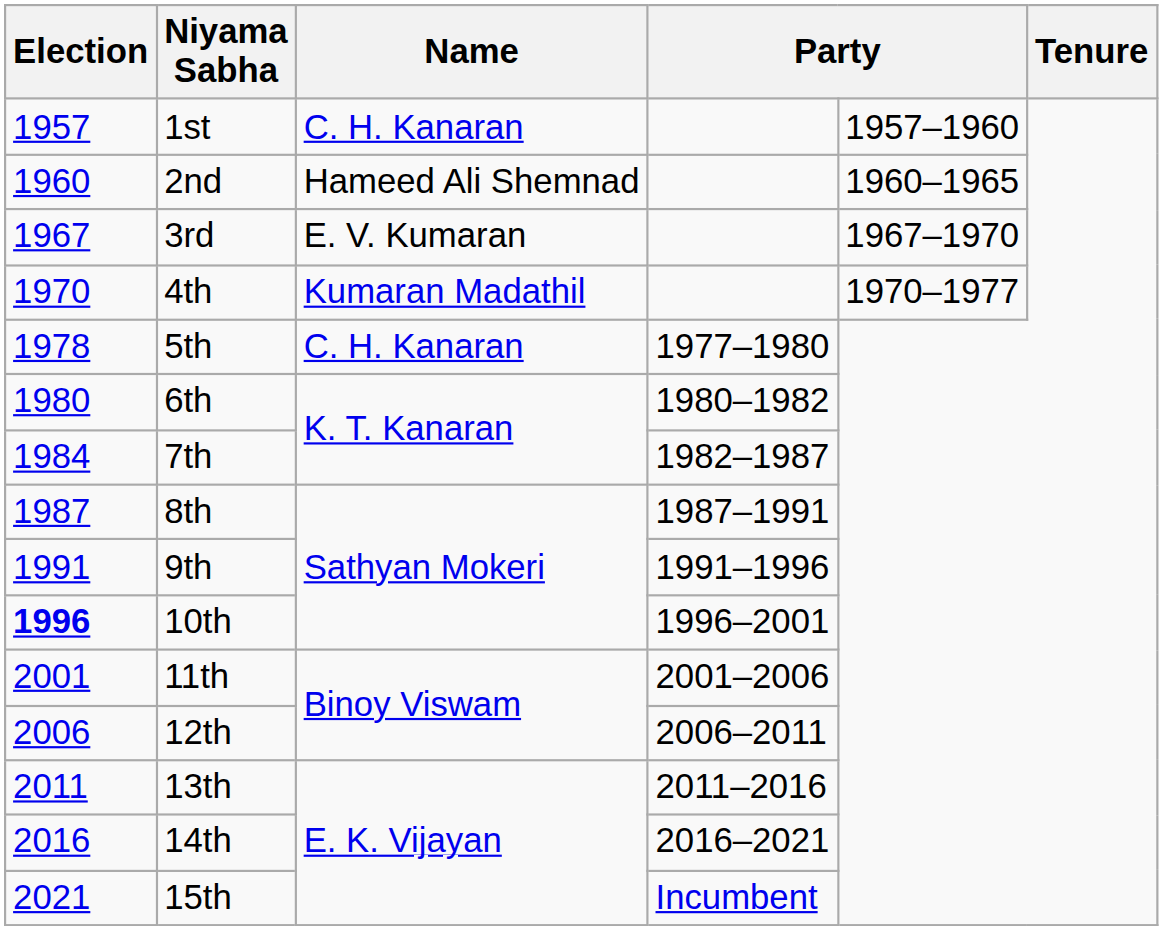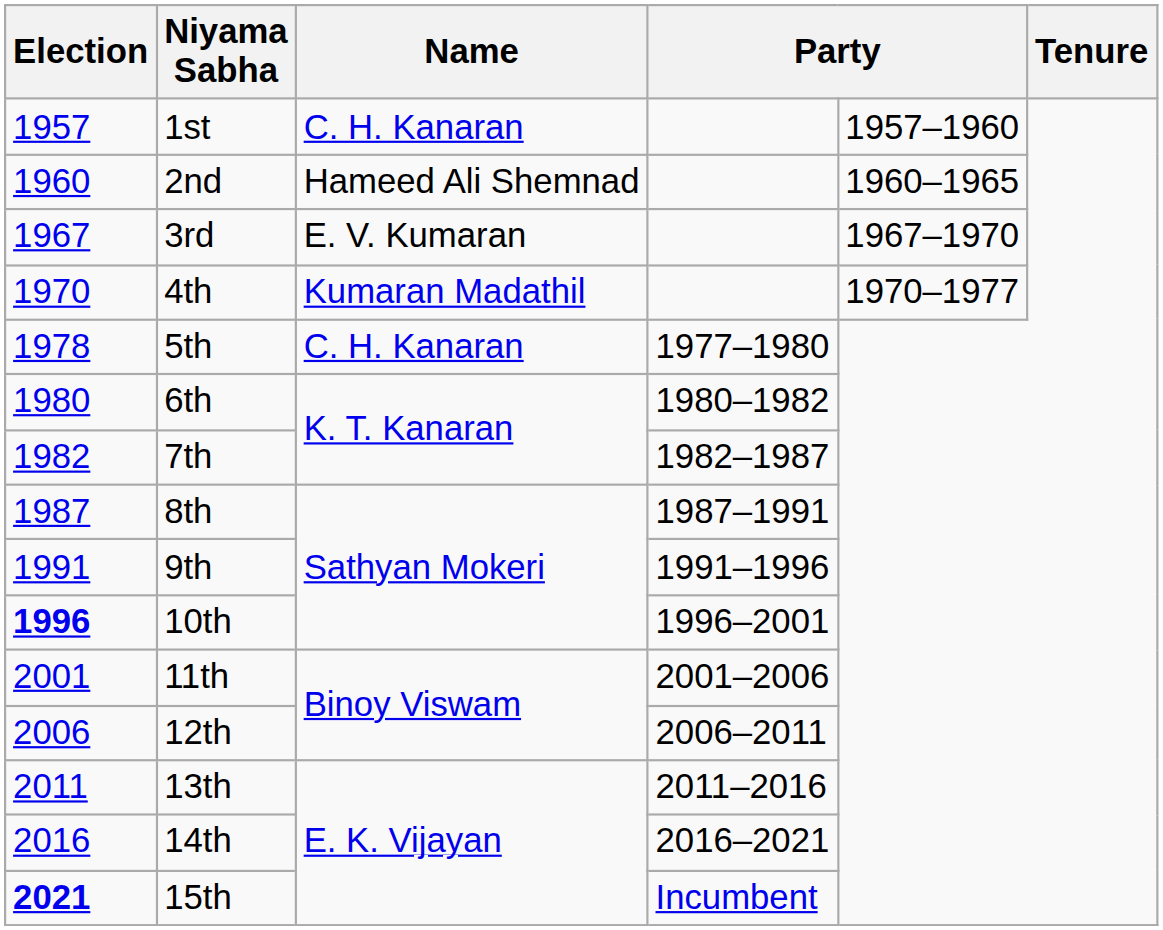(52, 456) 1984 -> (52, 456) 1982
(52, 897) normal -> (52, 897) bold
